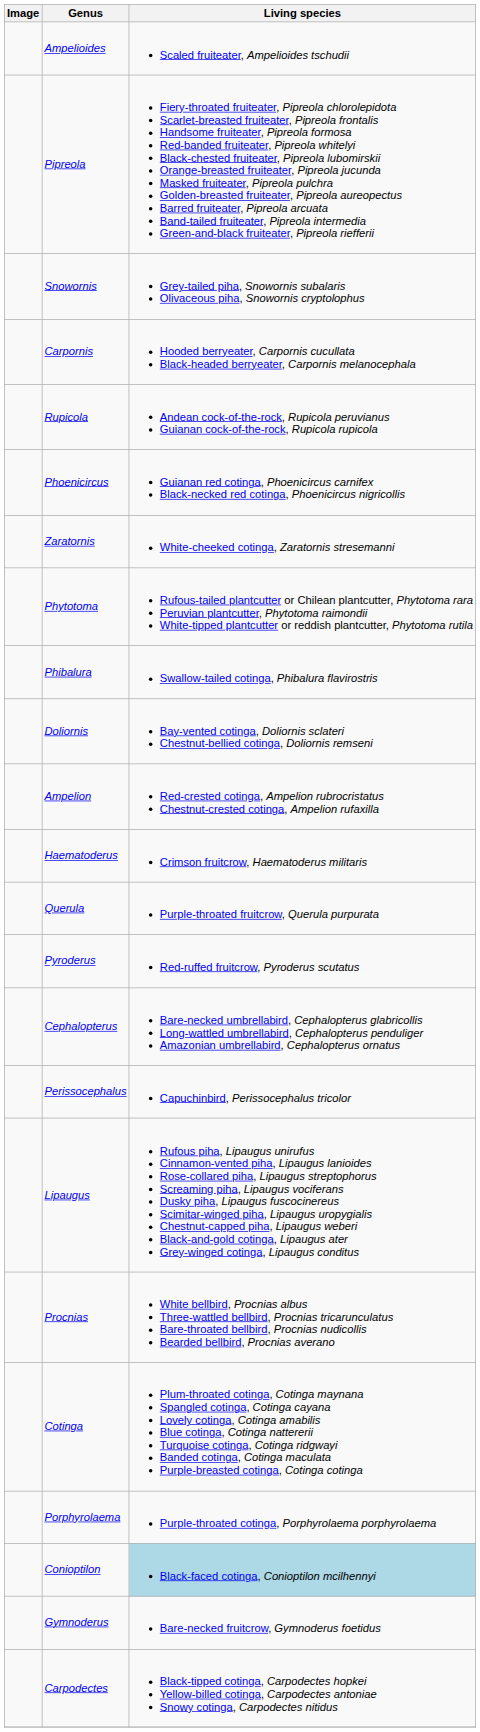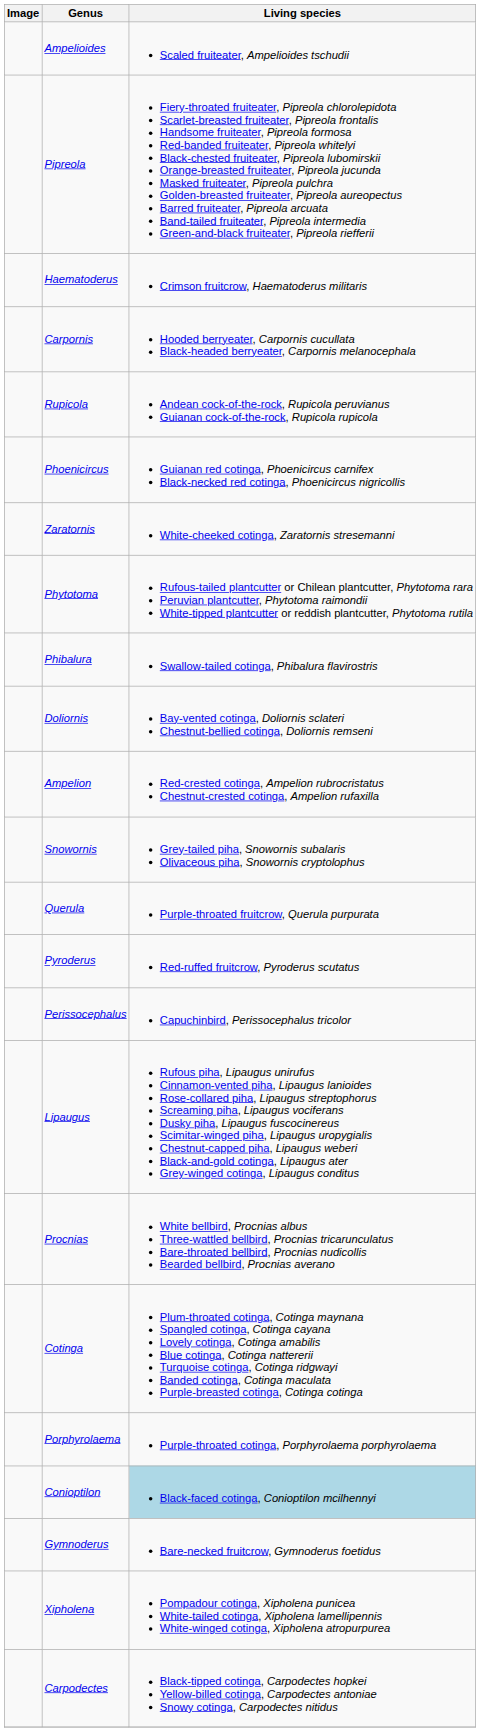rows swapped: (71, 286) <-> (81, 855)
- row: (81, 1026)
+ row: (69, 1610)
